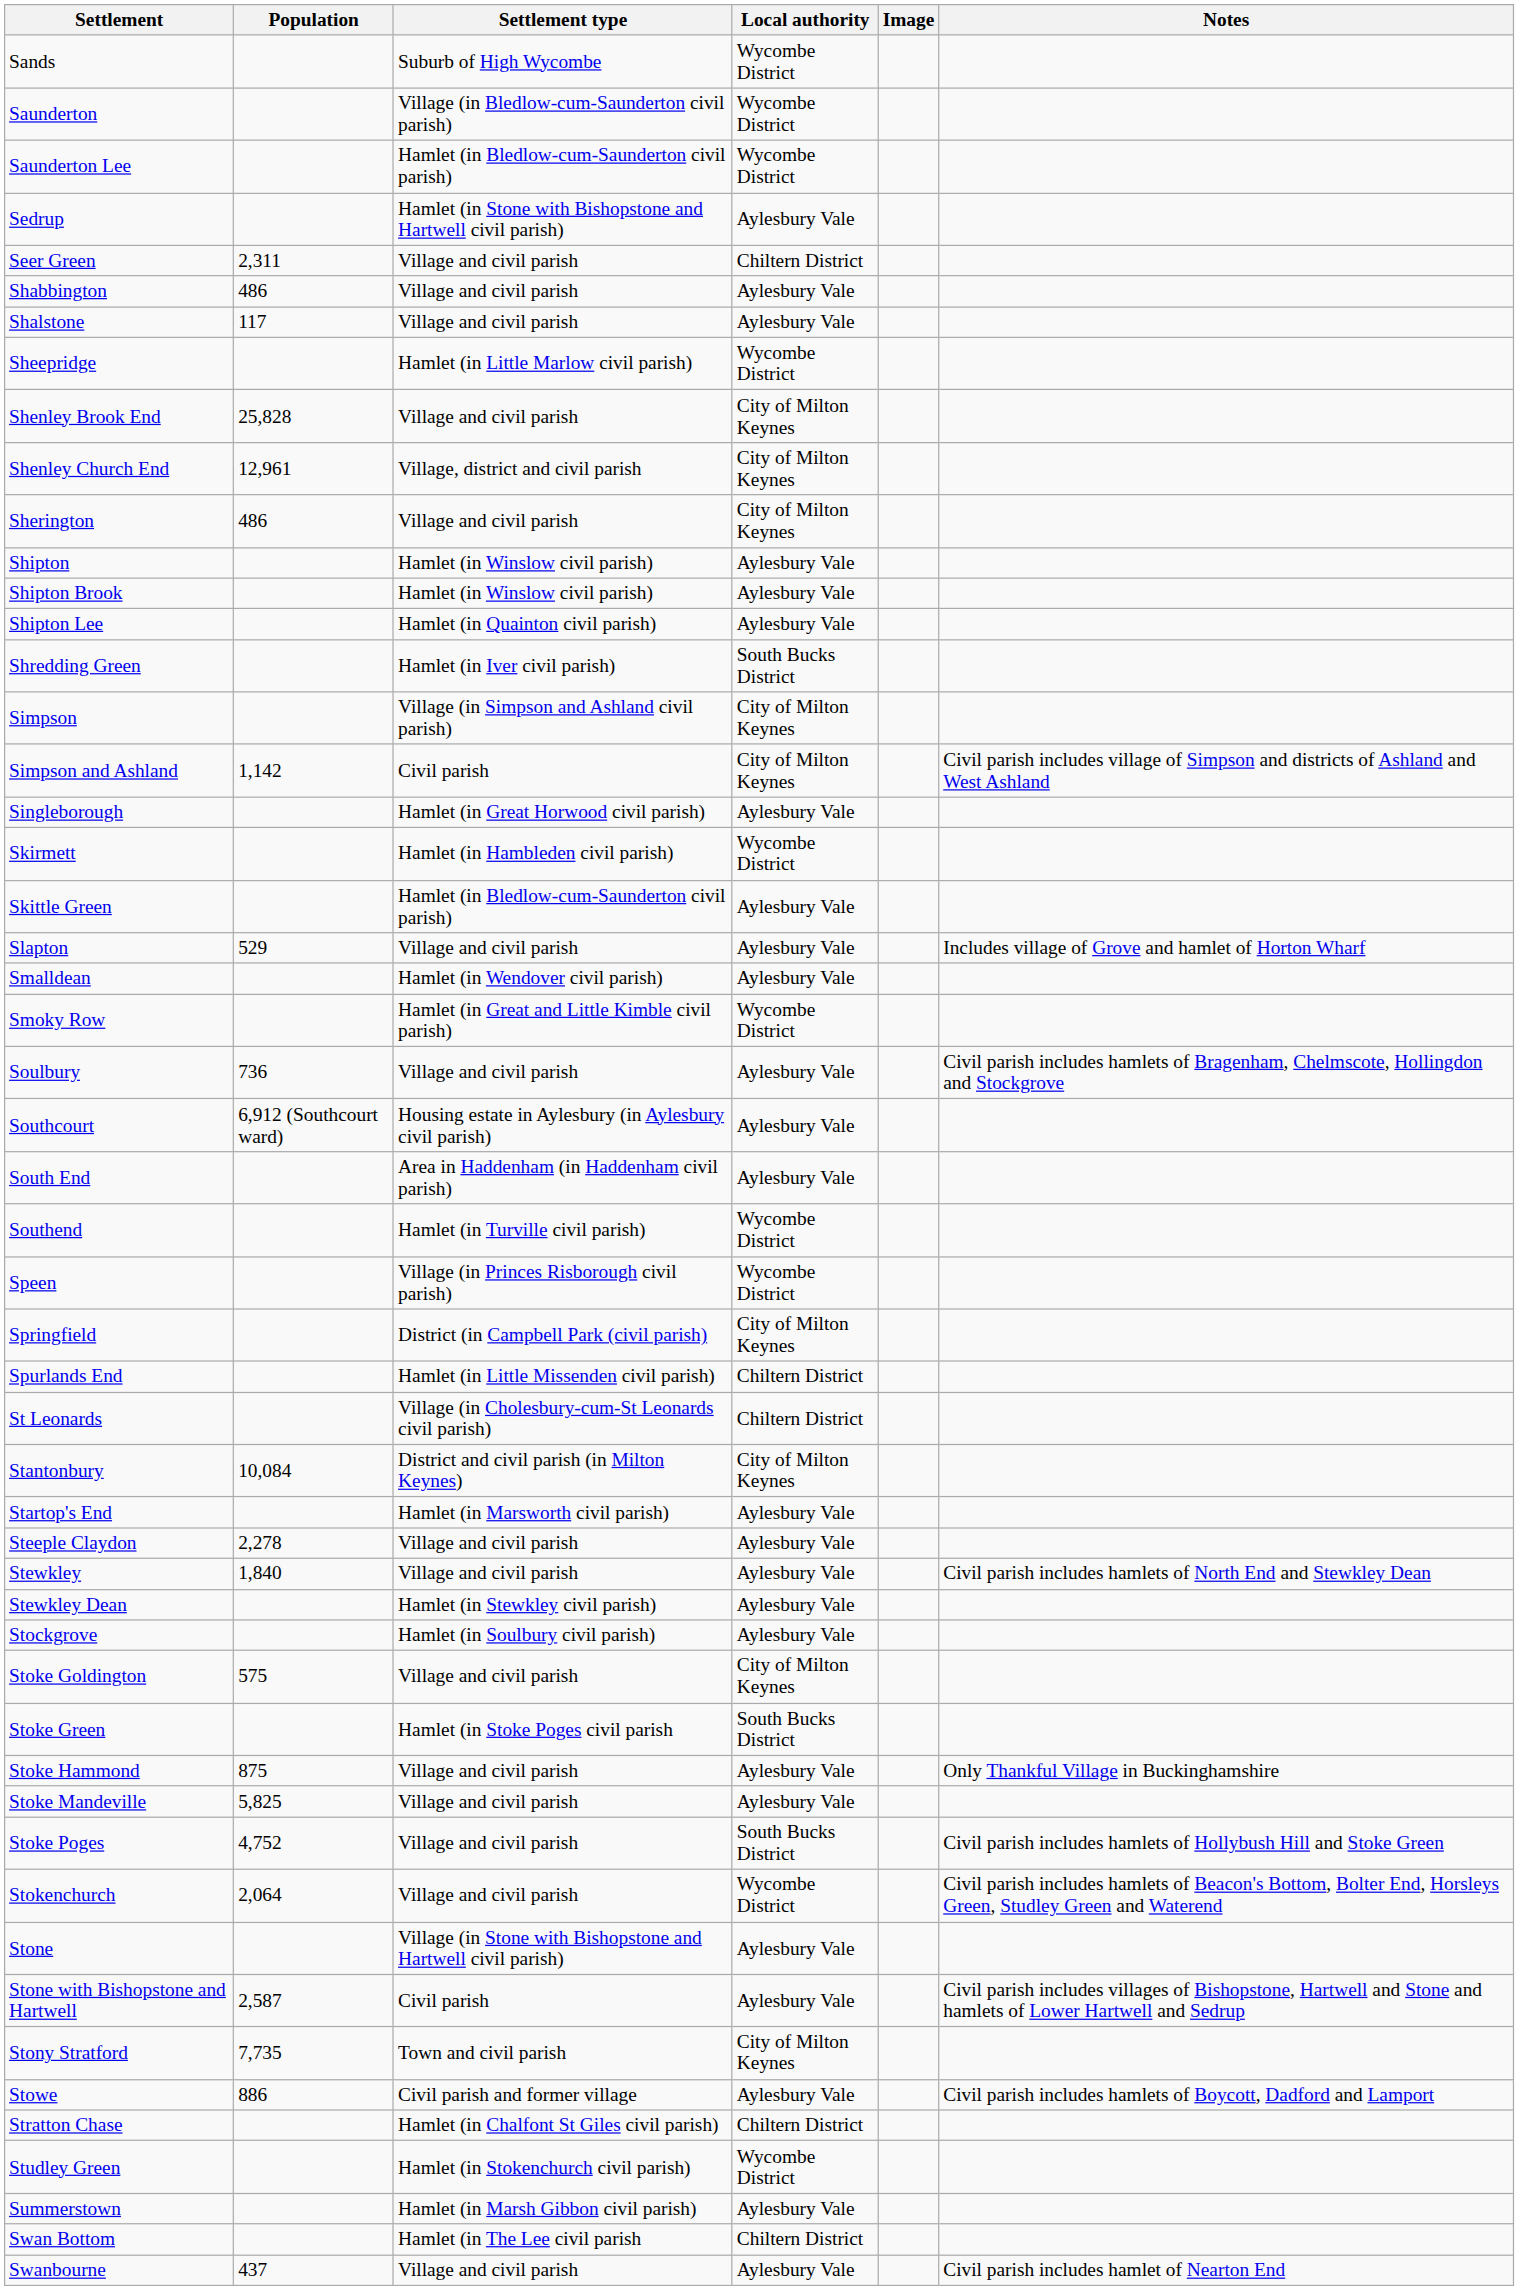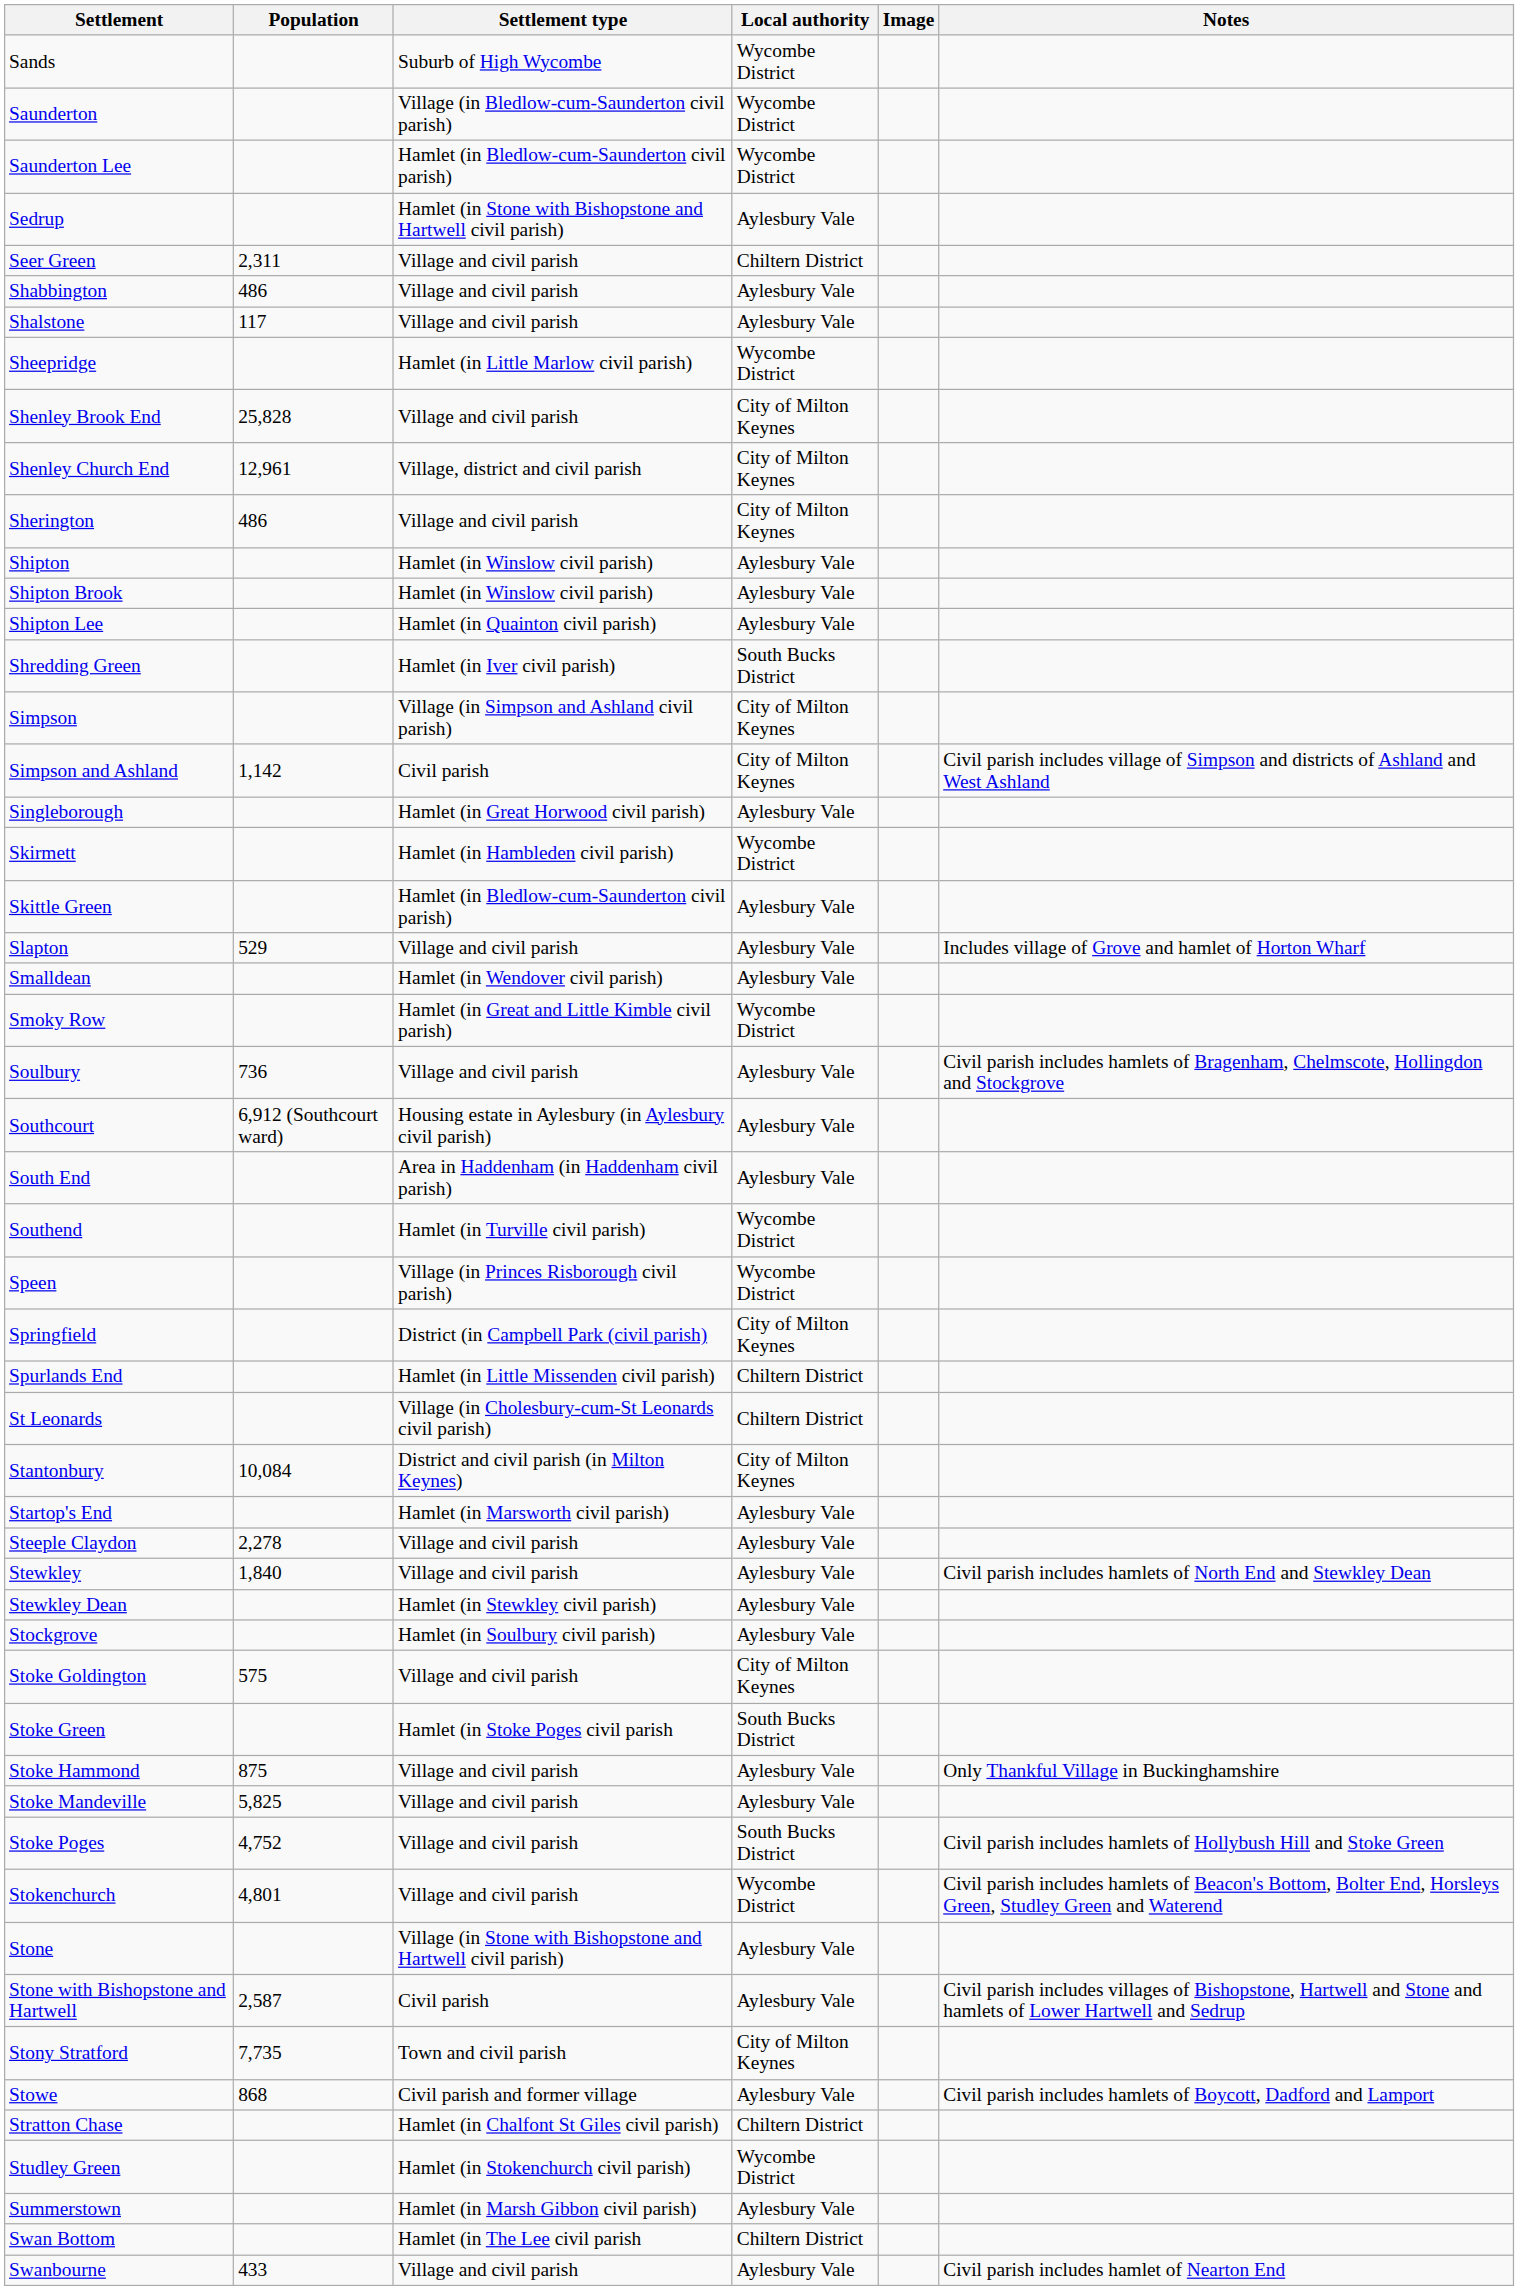(260, 1895) 2,064 -> (260, 1895) 4,801
(253, 2094) 886 -> (253, 2094) 868
(253, 2269) 437 -> (253, 2269) 433
